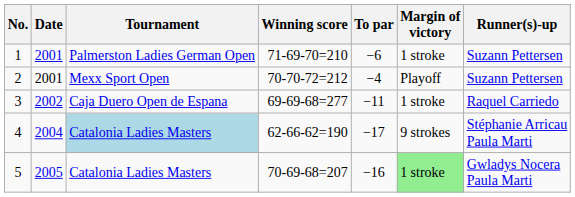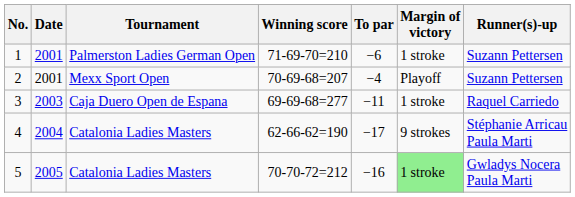(308, 78) 70-70-72=212 -> (308, 78) 70-69-68=207
(49, 101) 2002 -> (49, 101) 2003
(140, 133) lightblue background -> (140, 133) no background
(308, 172) 70-69-68=207 -> (308, 172) 70-70-72=212
